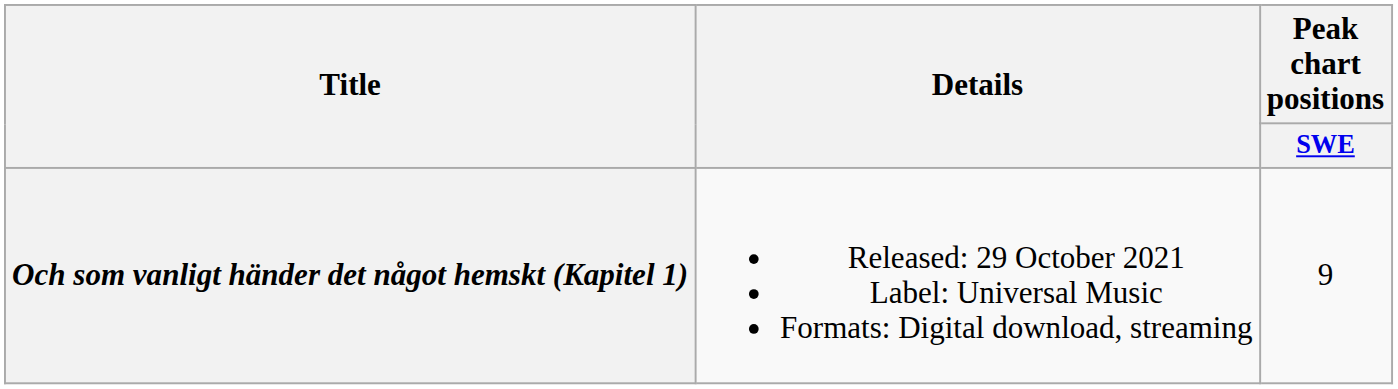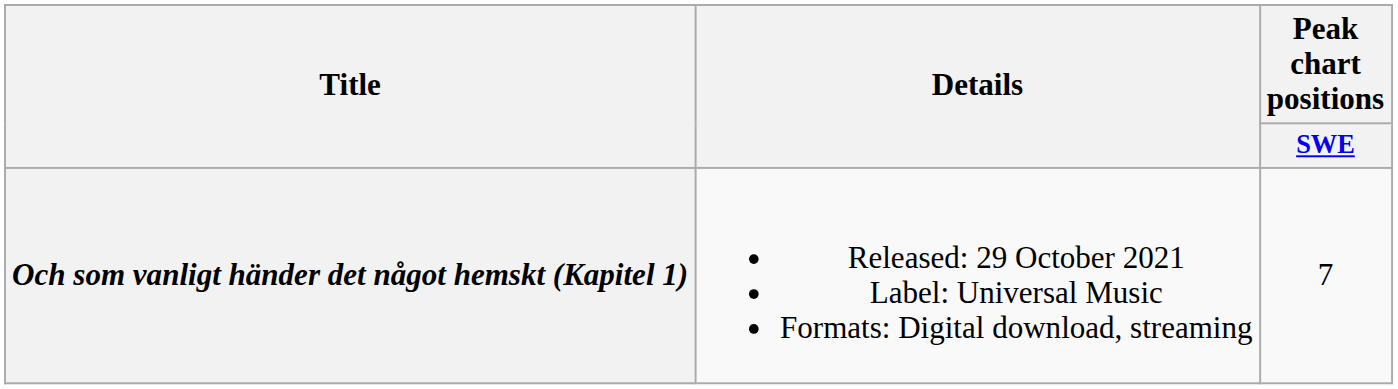(1325, 275) 9 -> (1325, 275) 7
